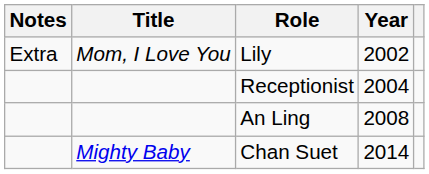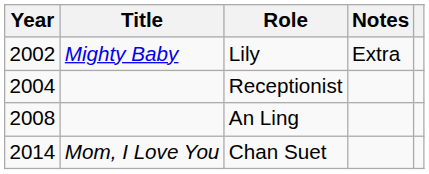columns swapped: (386, 20) <-> (38, 20)
(154, 53) Mom, I Love You -> (122, 53) Mighty Baby
(133, 151) Mighty Baby -> (142, 151) Mom, I Love You
